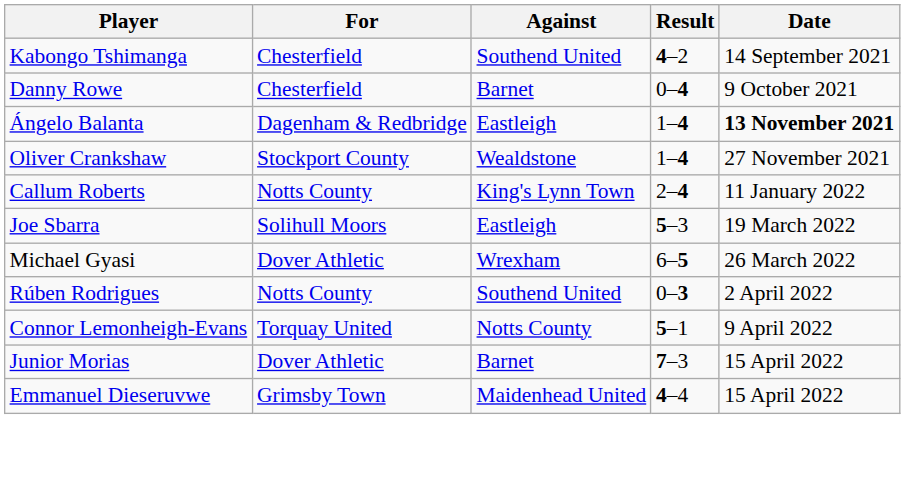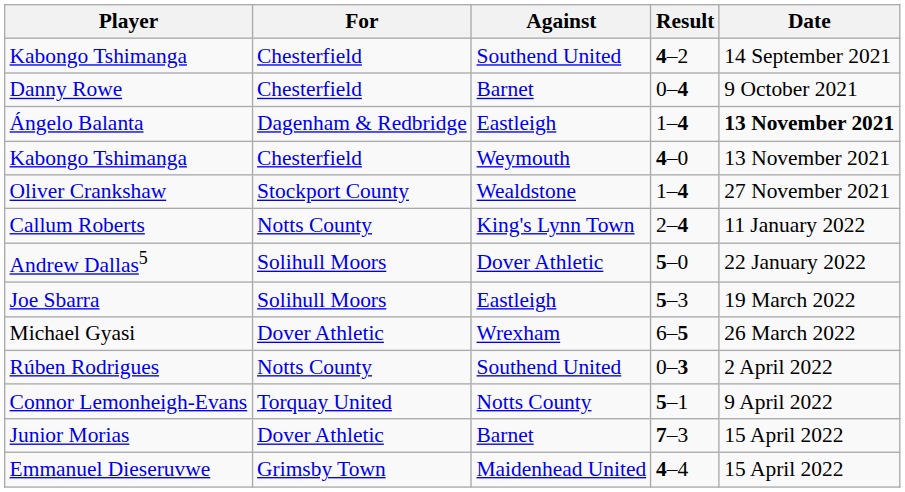+ row: (98, 157)
+ row: (79, 262)
